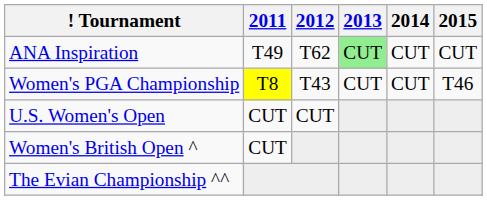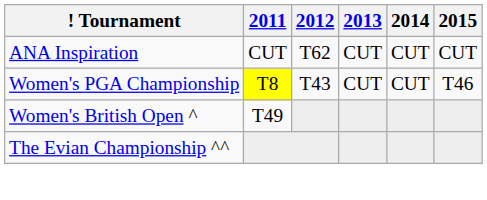(268, 52) T49 -> (268, 52) CUT
(363, 52) lightgreen background -> (363, 52) no background
- row: (87, 116)
(268, 147) CUT -> (268, 116) T49
